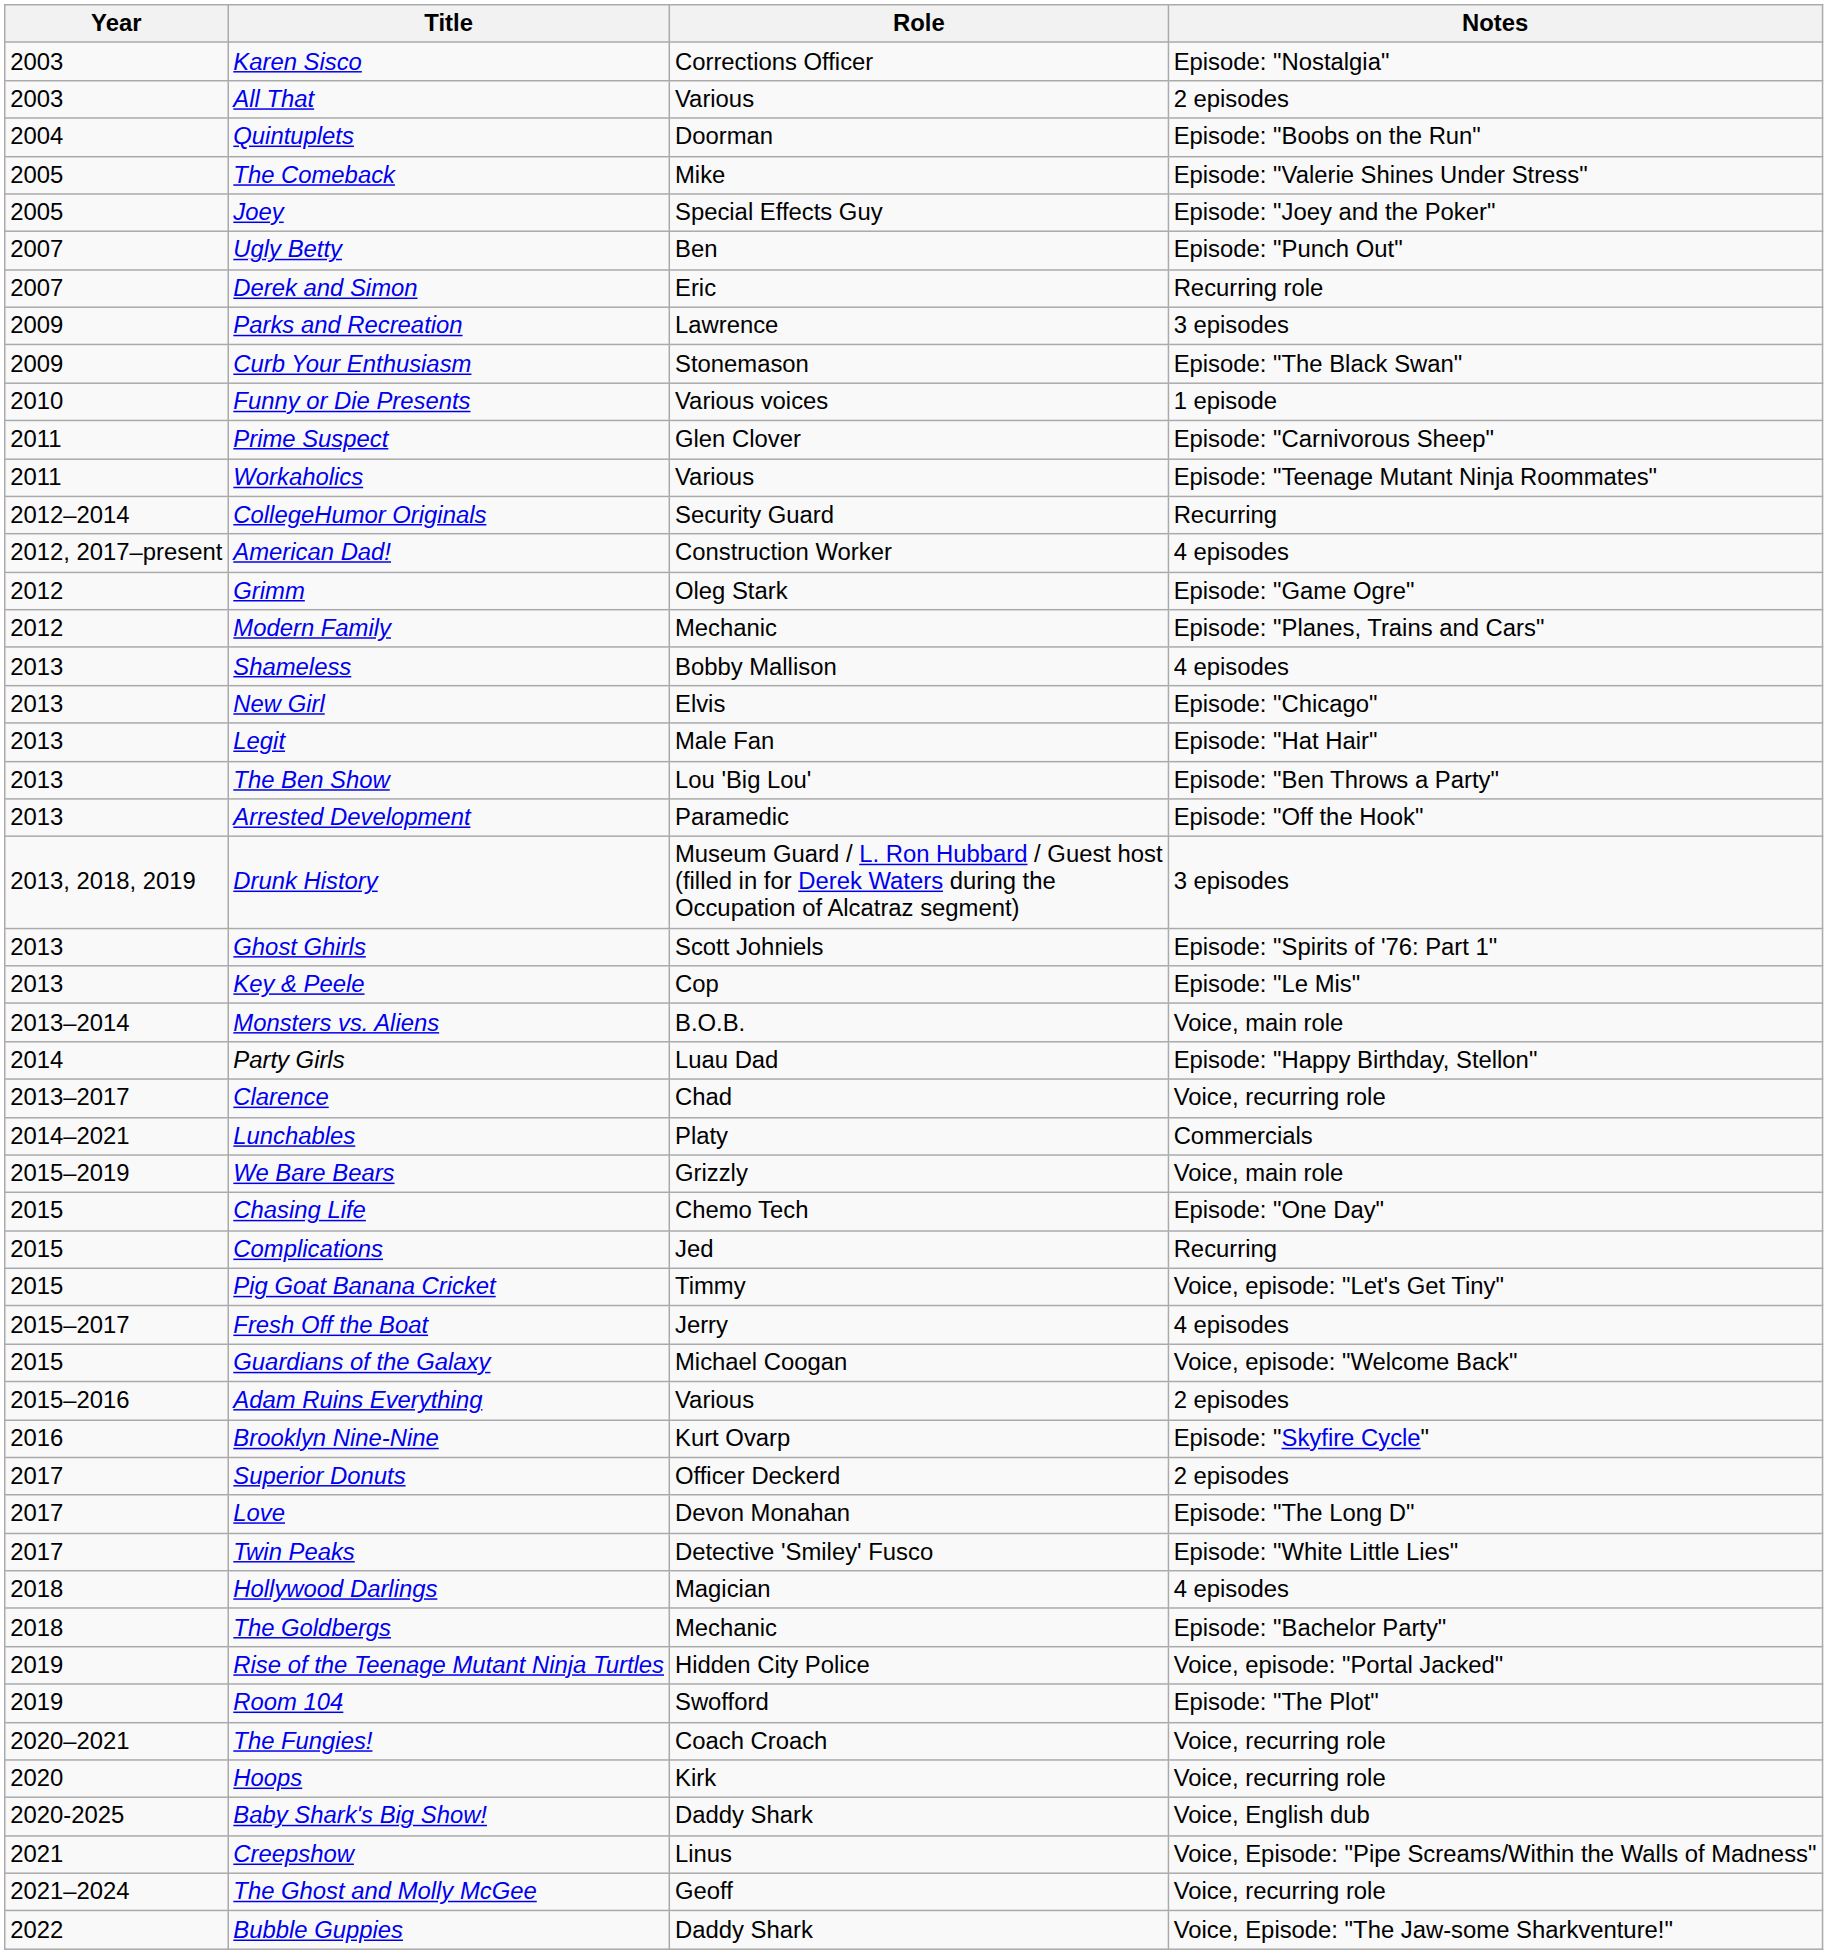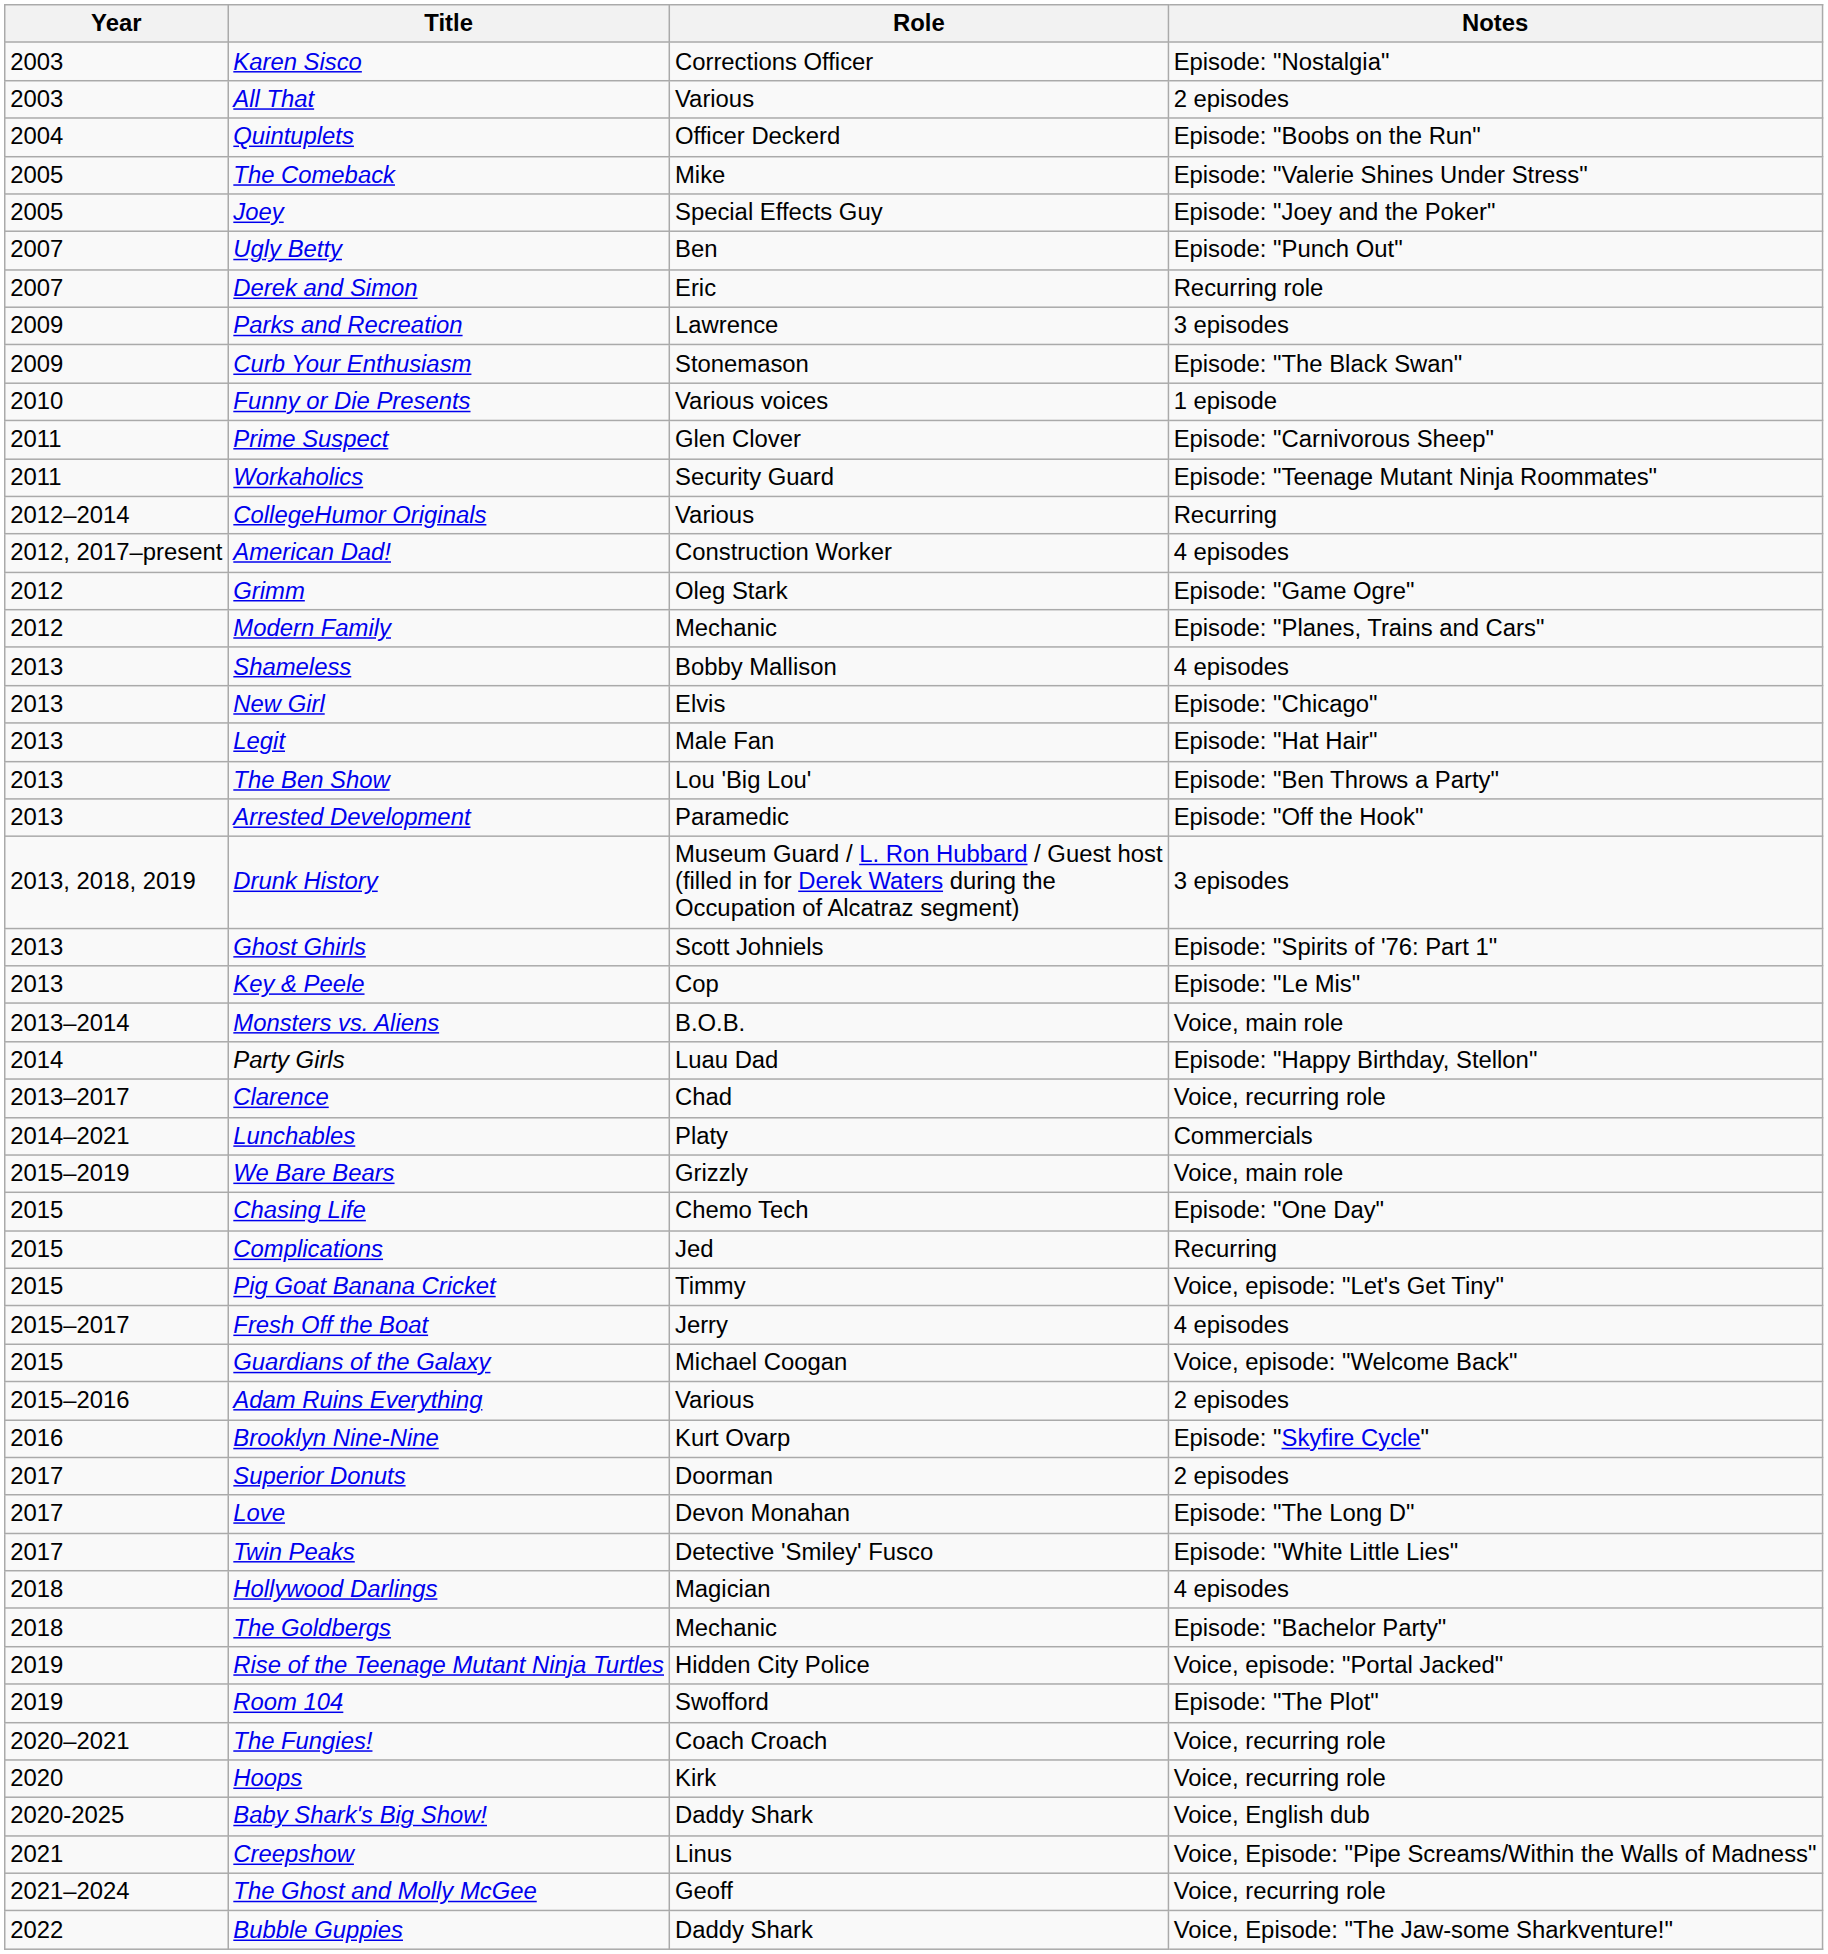(724, 136) Doorman -> (758, 136) Officer Deckerd
(715, 477) Various -> (754, 477) Security Guard
(754, 514) Security Guard -> (715, 514) Various
(758, 1475) Officer Deckerd -> (724, 1475) Doorman
